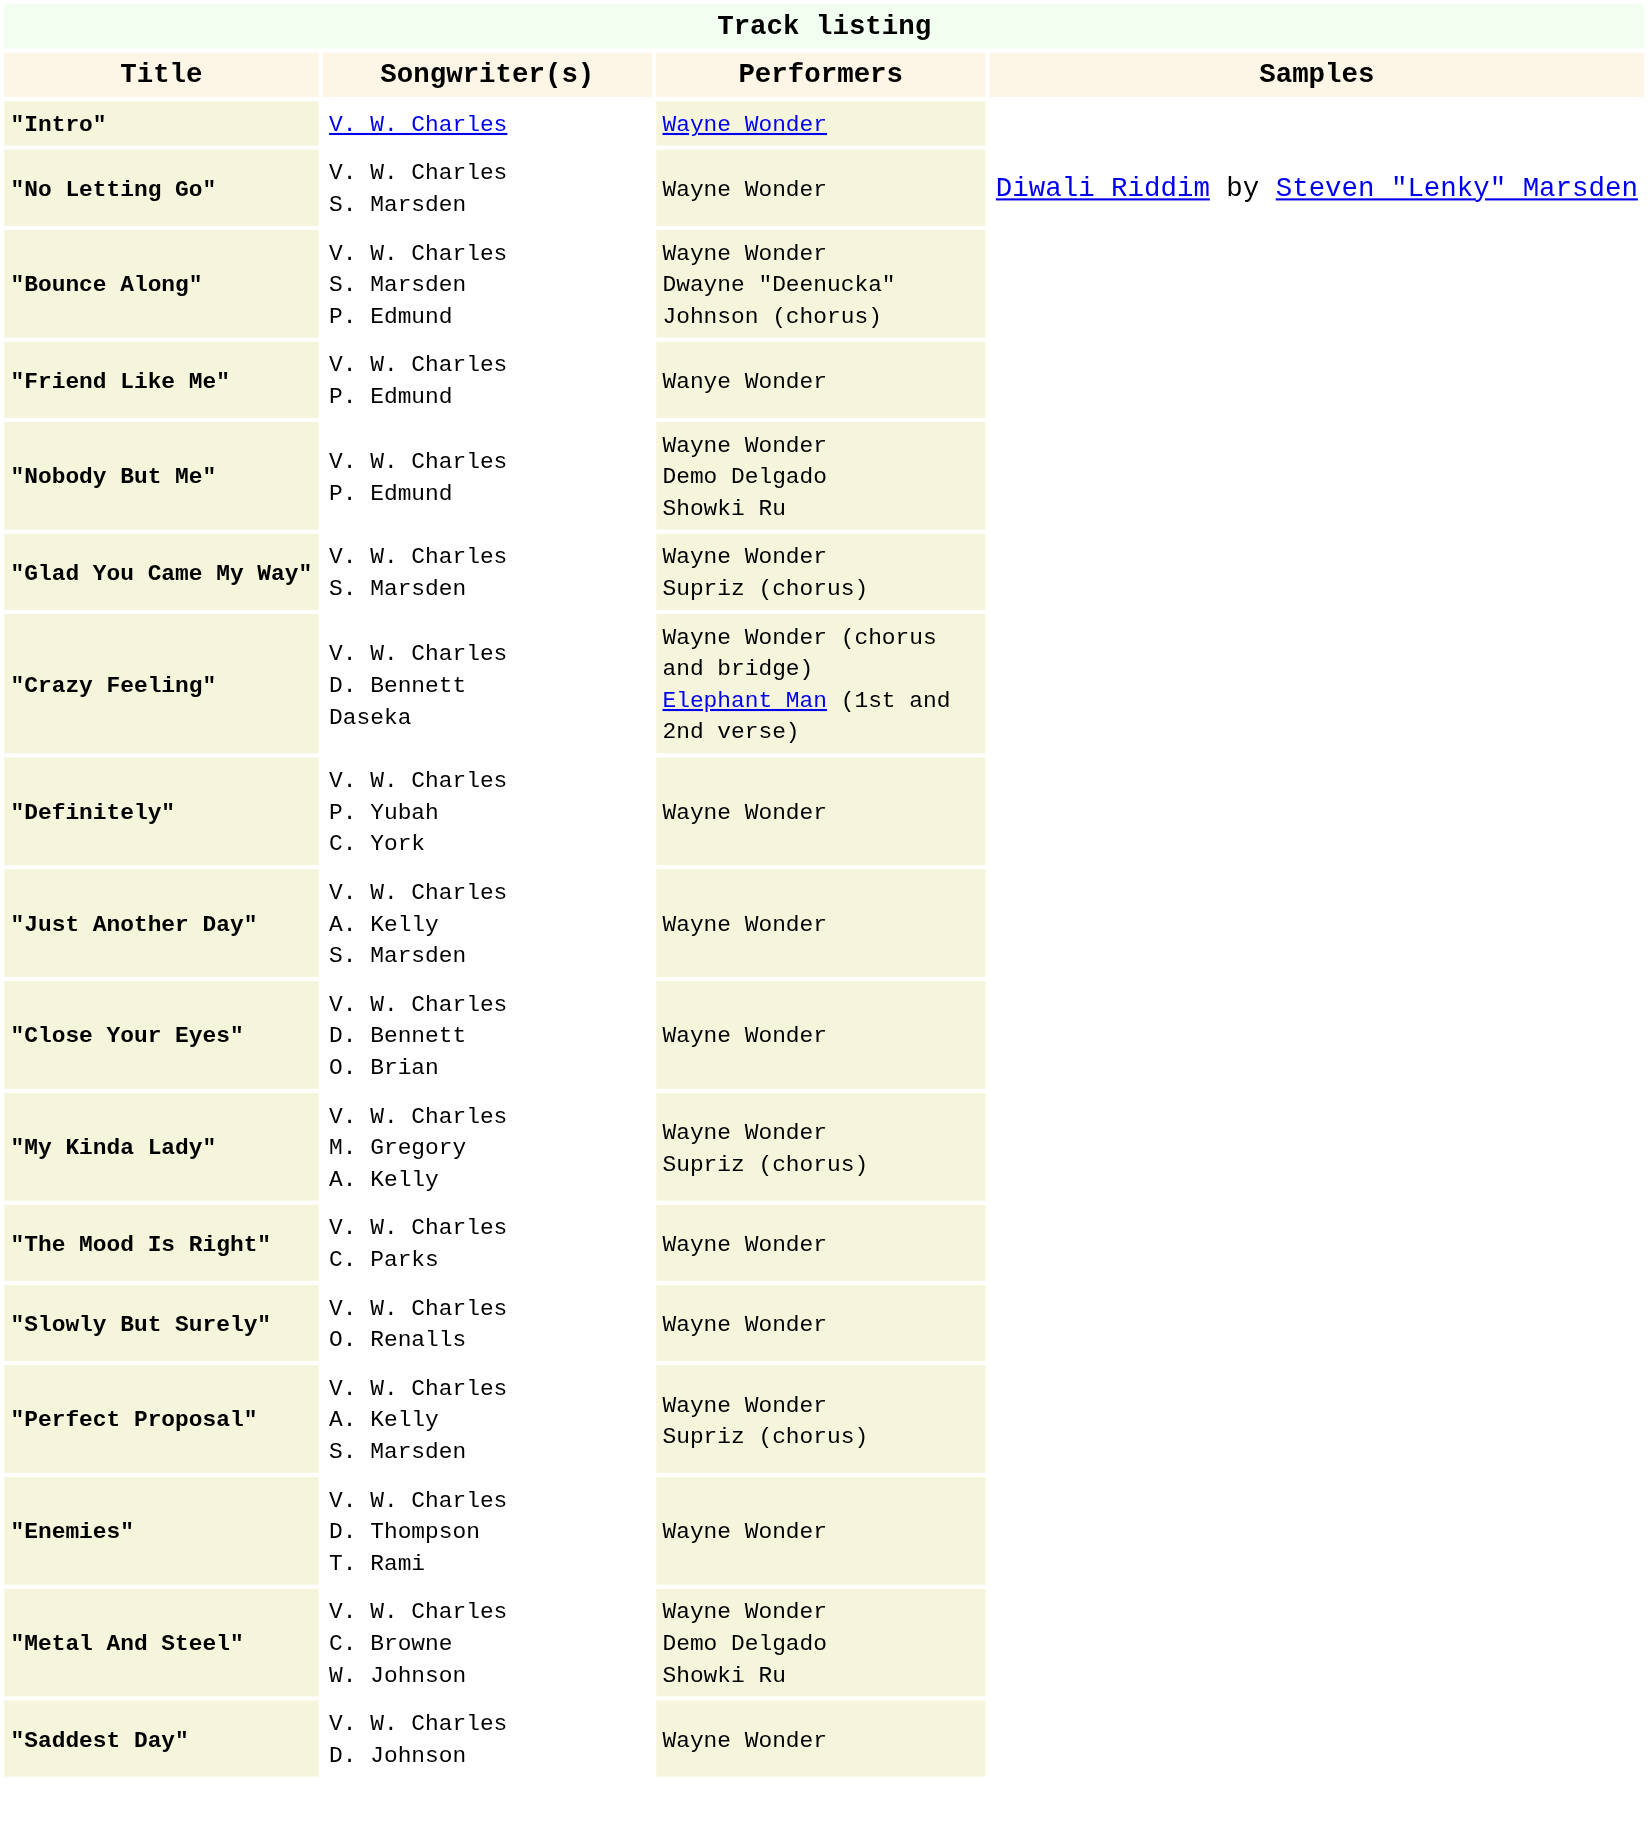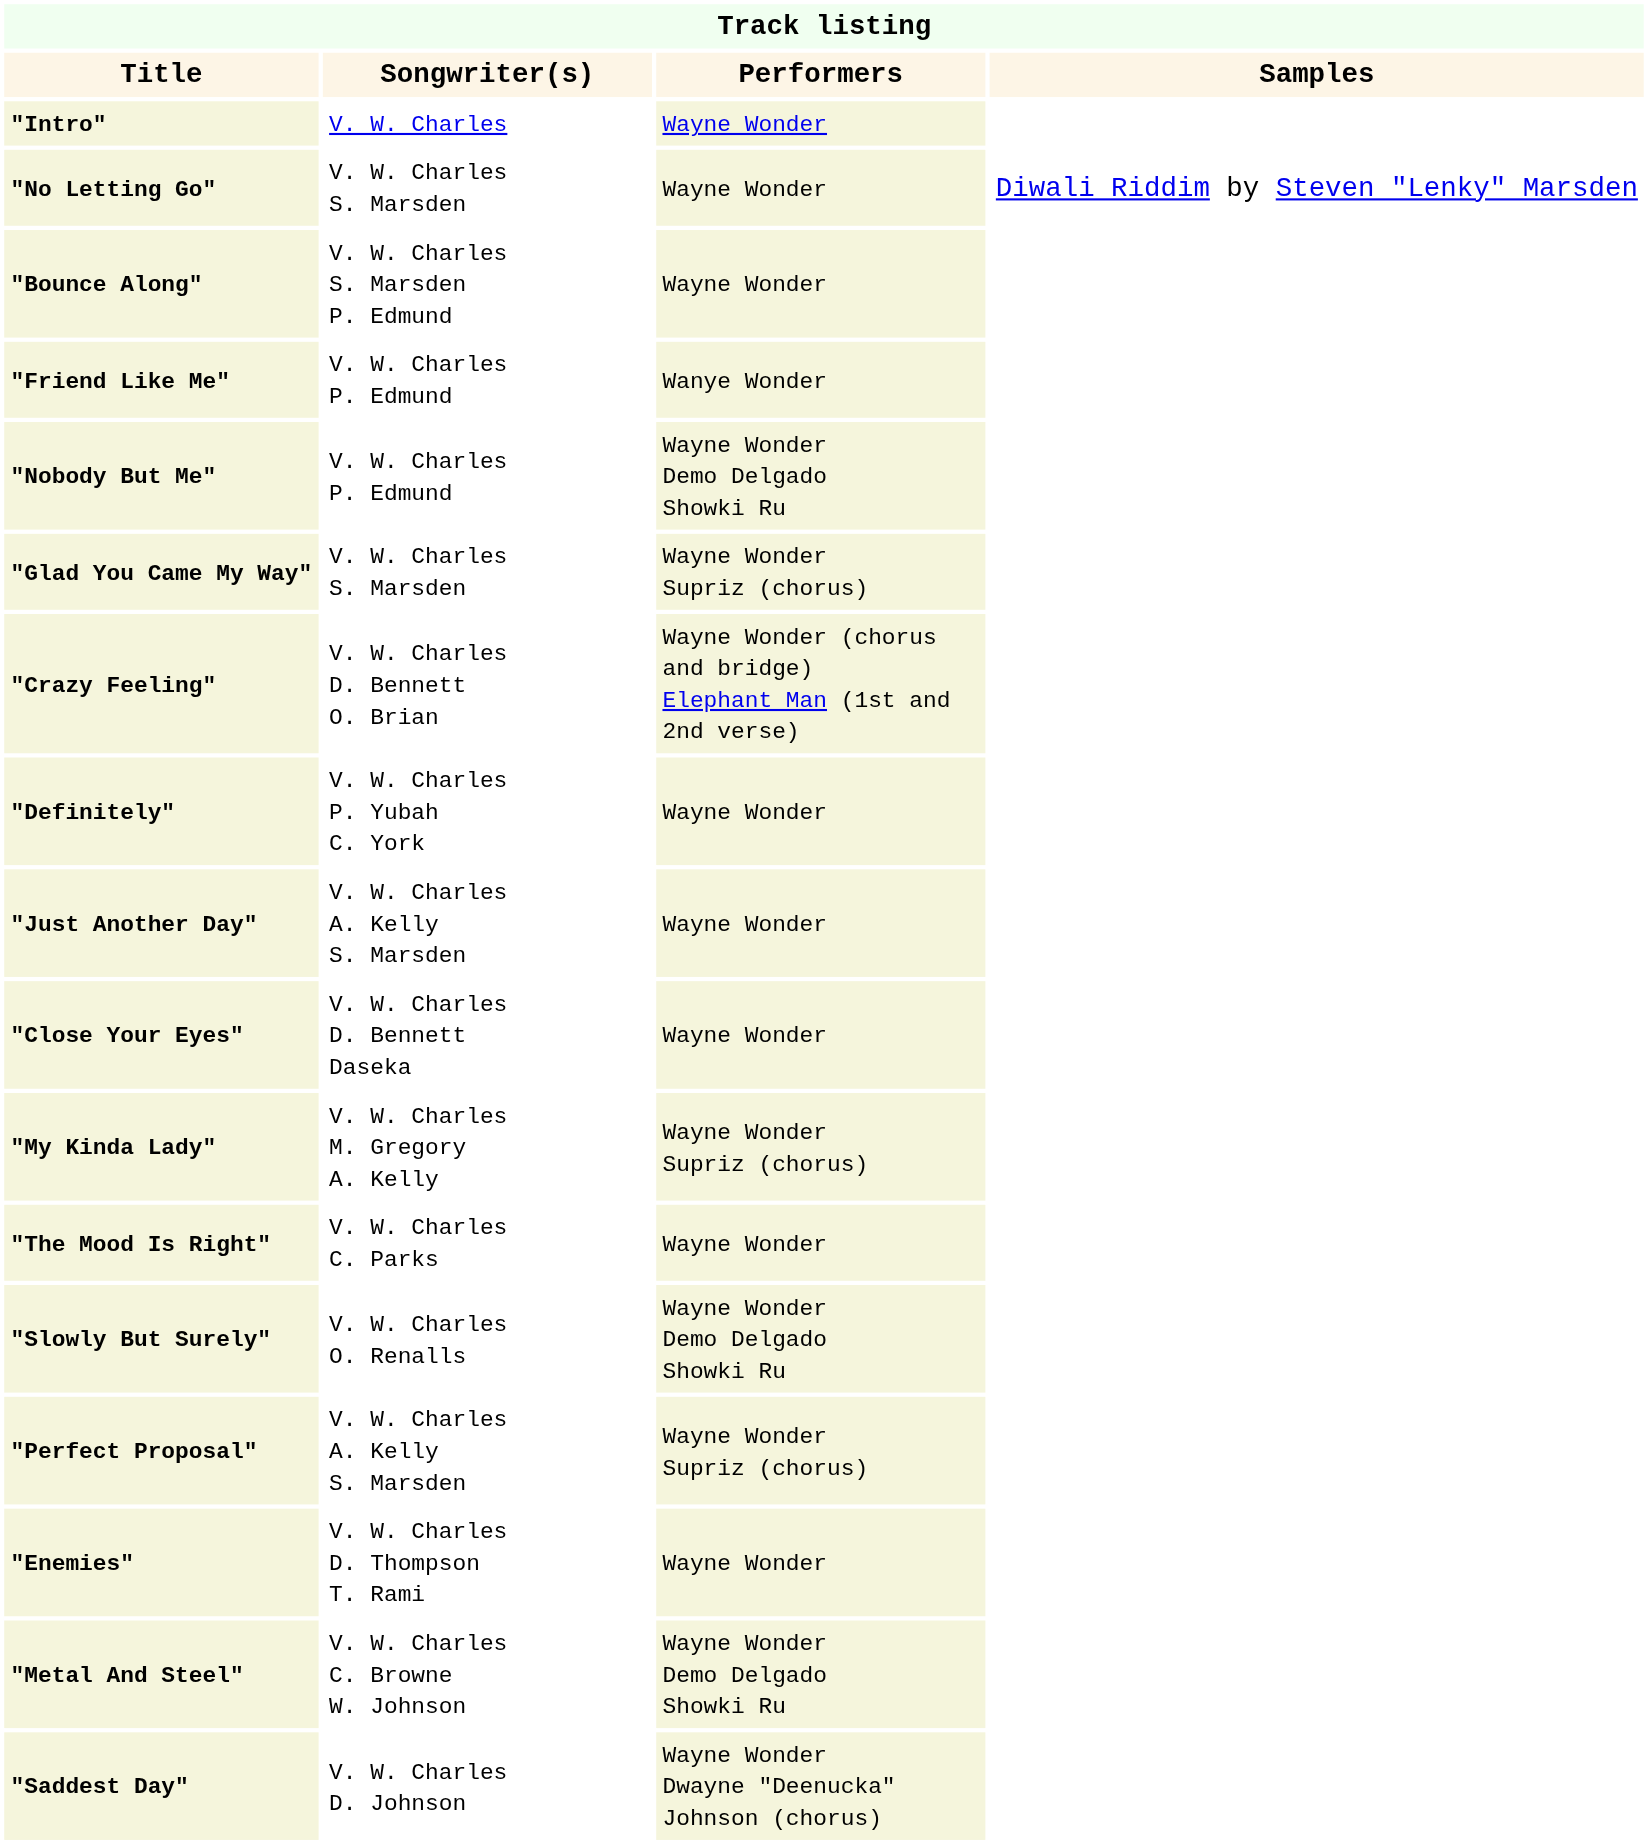(779, 285) Wayne Wonder Dwayne "Deenucka" Johnson (chorus) -> (745, 285) Wayne Wonder
(418, 685) V. W. Charles D. Bennett Daseka -> (418, 685) V. W. Charles D. Bennett O. Brian
(418, 1036) V. W. Charles D. Bennett O. Brian -> (418, 1036) V. W. Charles D. Bennett Daseka
(745, 1324) Wayne Wonder -> (745, 1340) Wayne Wonder Demo Delgado Showki Ru
(745, 1740) Wayne Wonder -> (779, 1787) Wayne Wonder Dwayne "Deenucka" Johnson (chorus)
